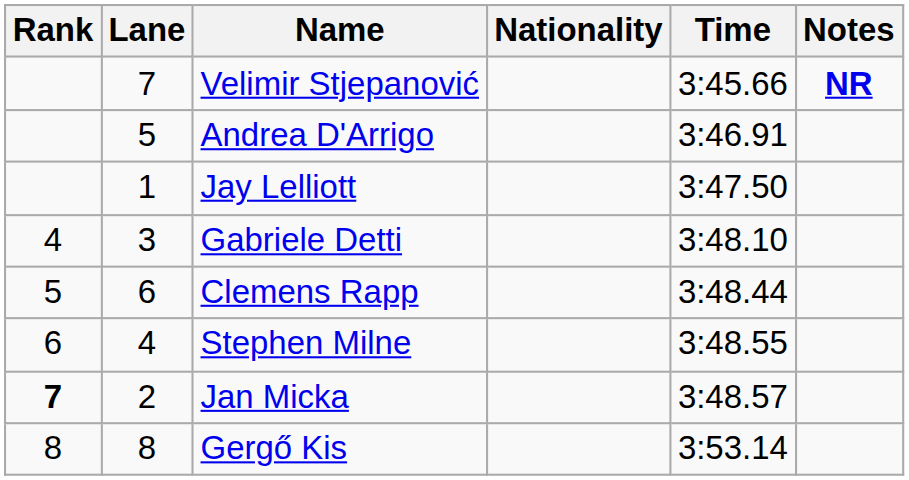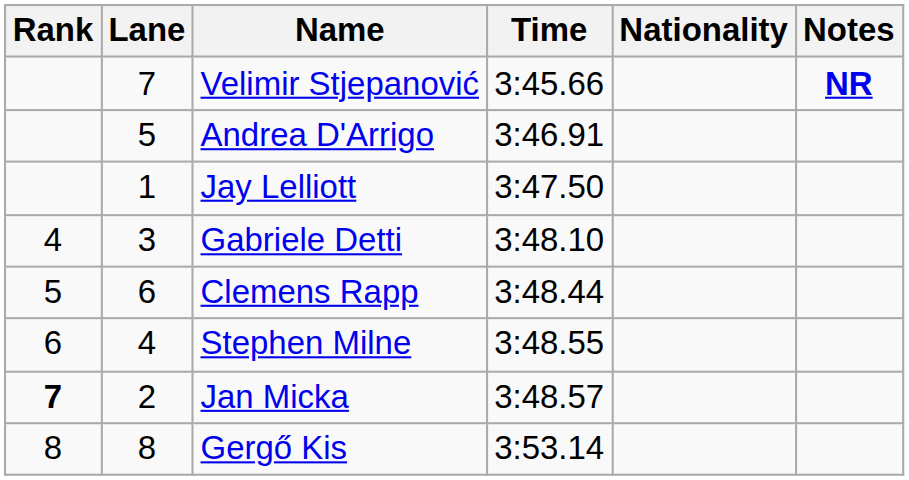columns swapped: (578, 30) <-> (733, 30)
